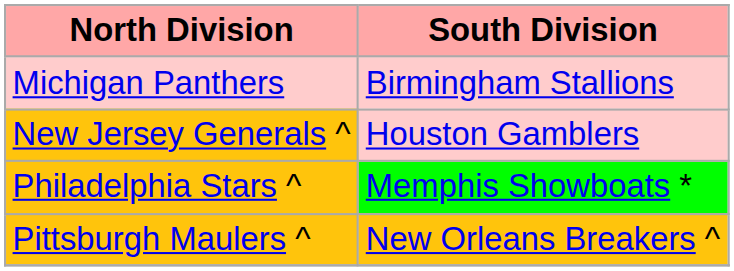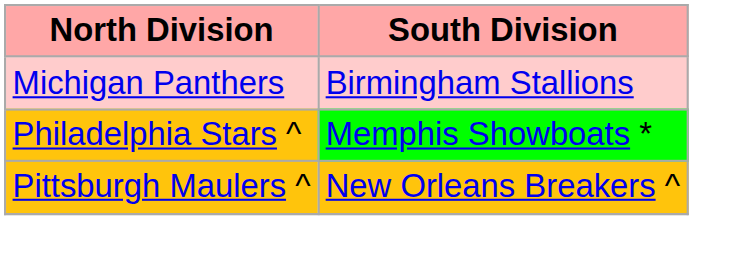- row: (182, 134)
